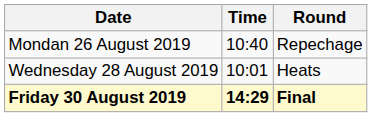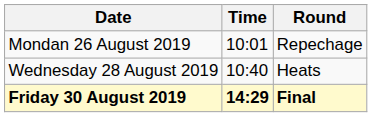(247, 44) 10:40 -> (247, 44) 10:01
(247, 71) 10:01 -> (247, 71) 10:40
